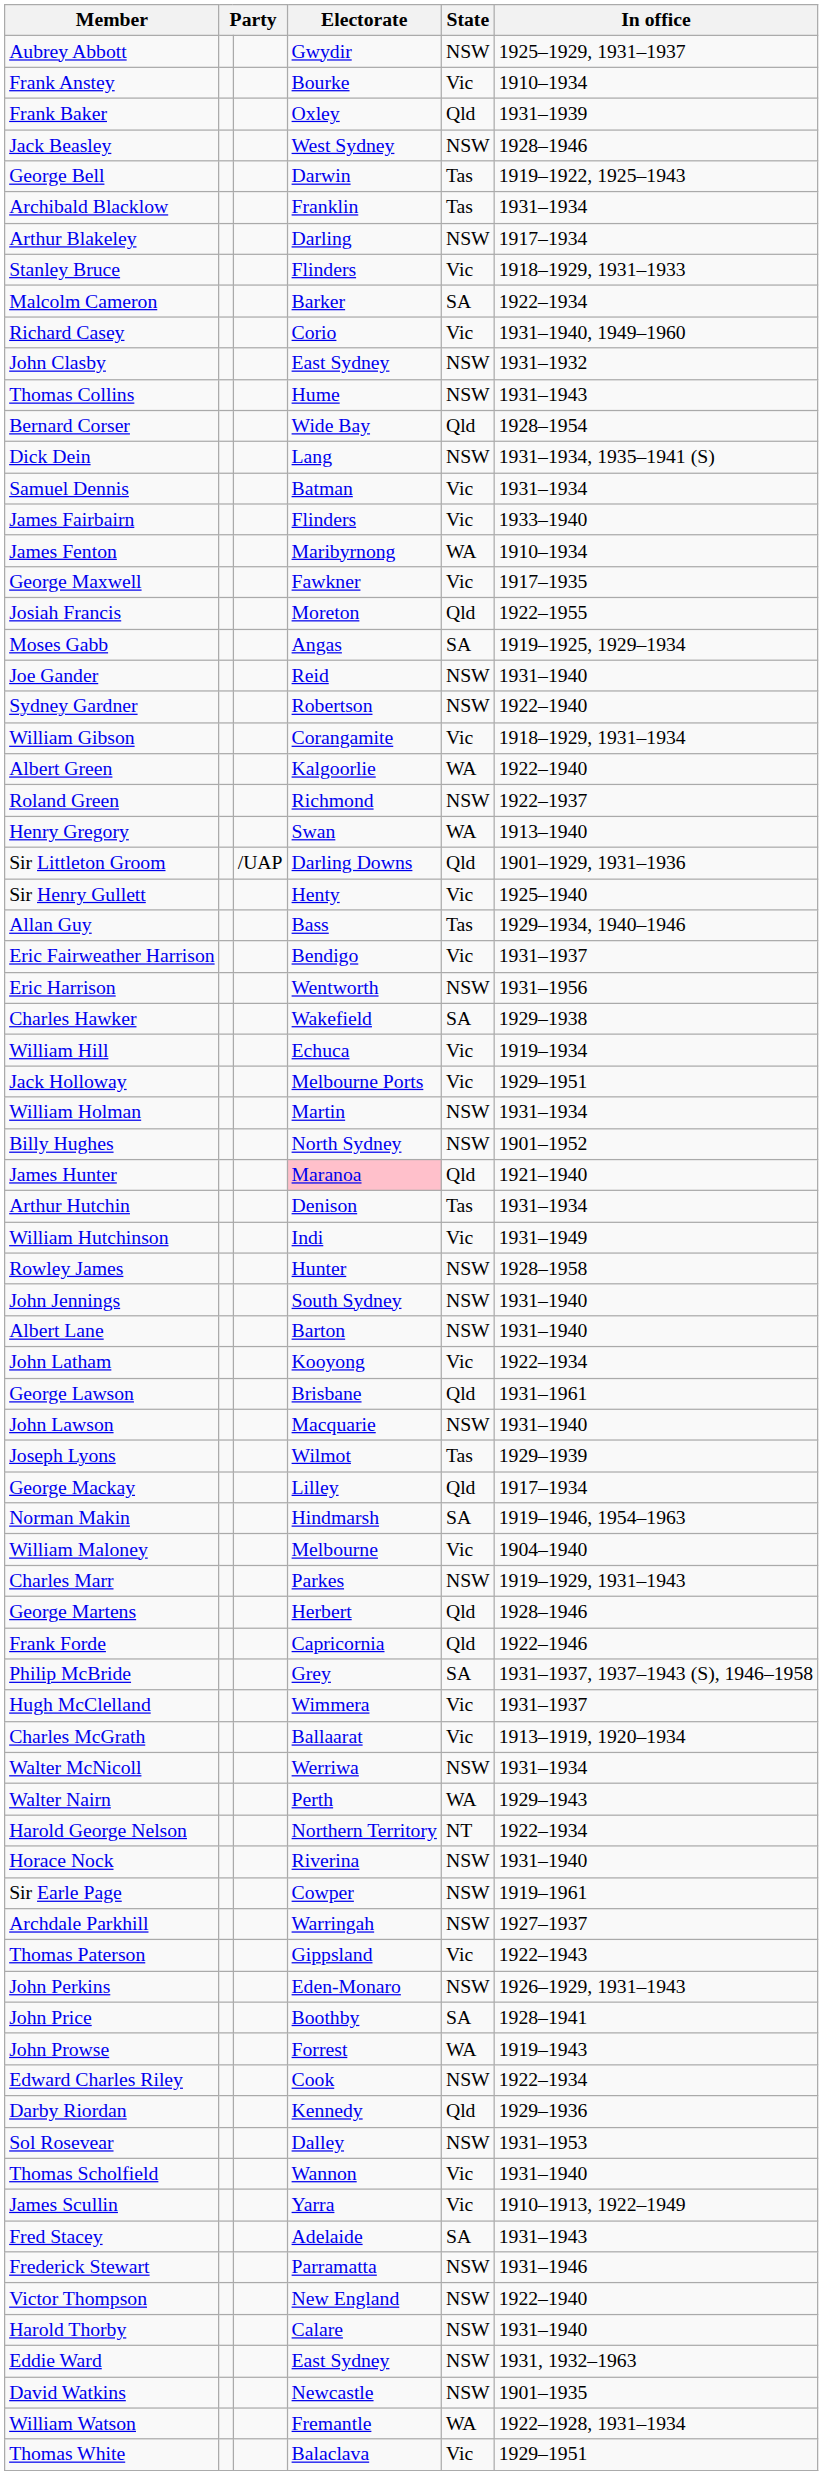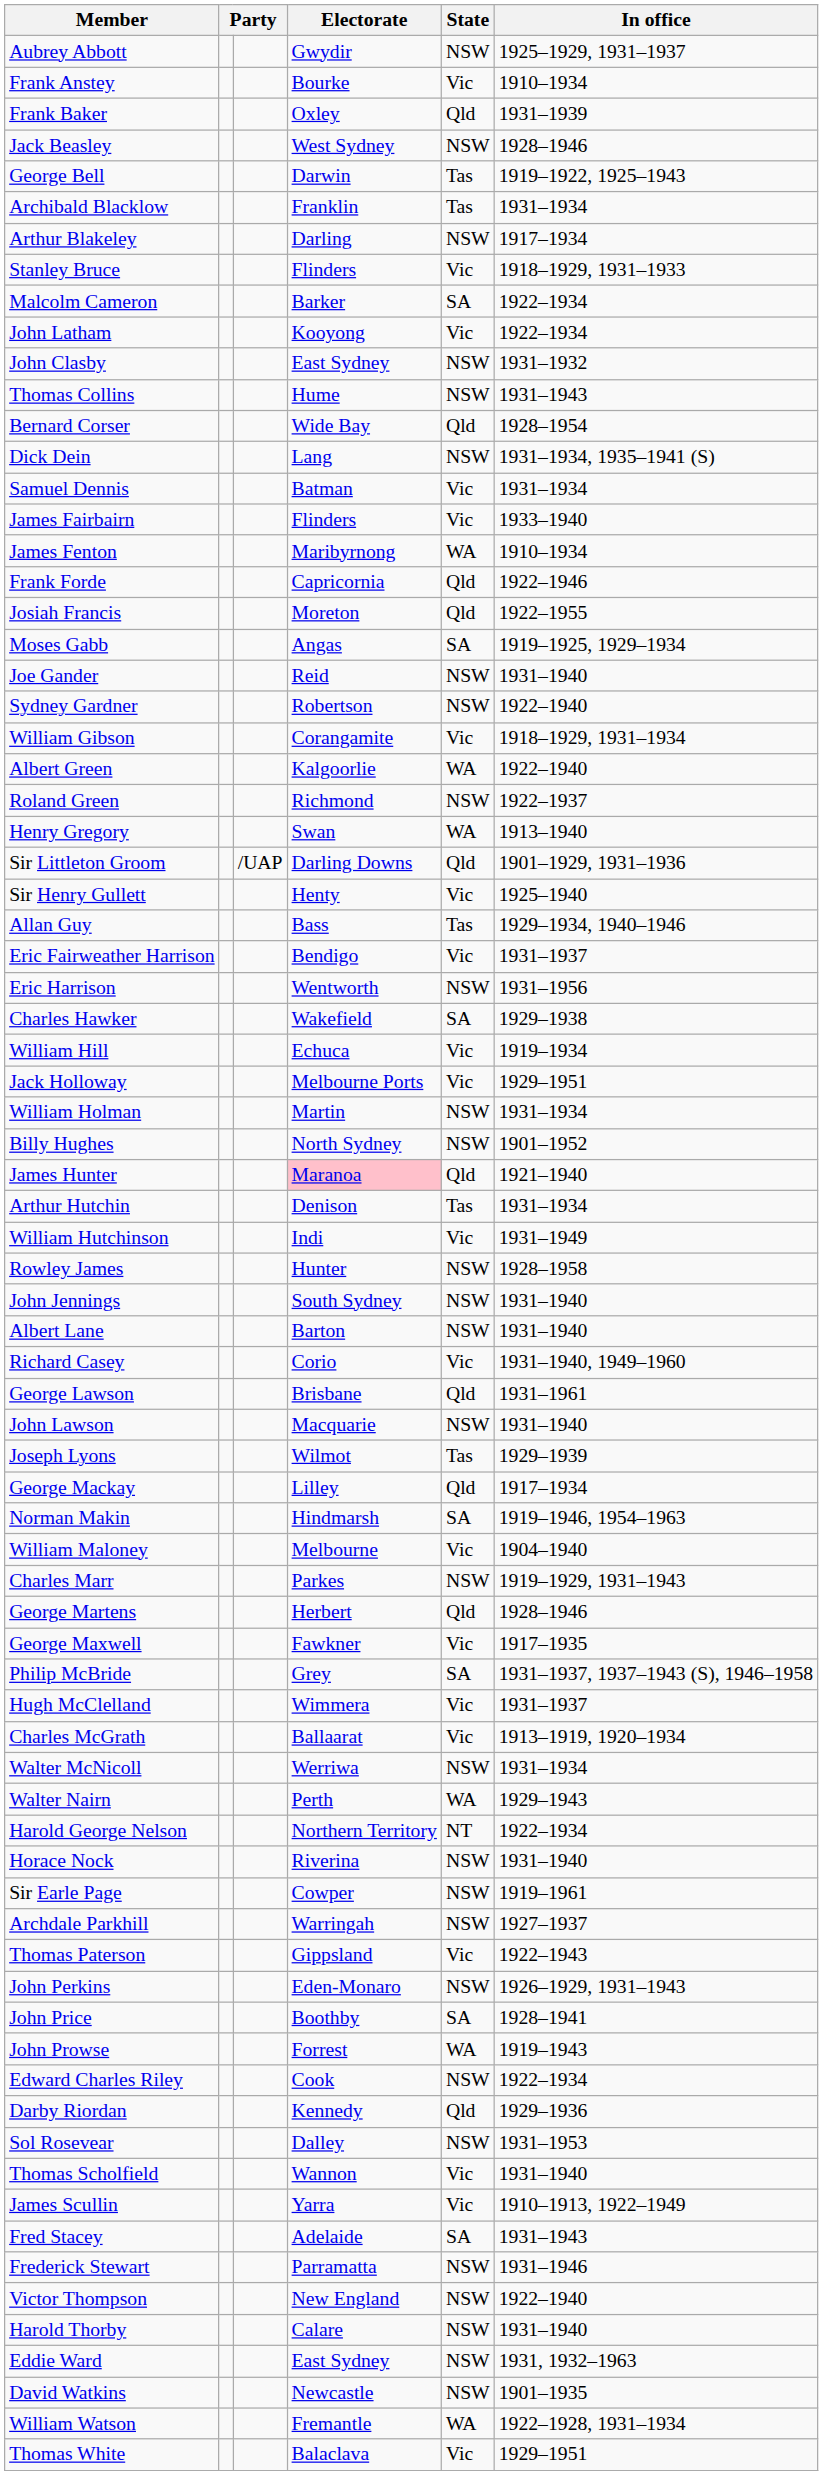rows swapped: (67, 332) <-> (60, 1362)
rows swapped: (58, 1643) <-> (75, 581)
